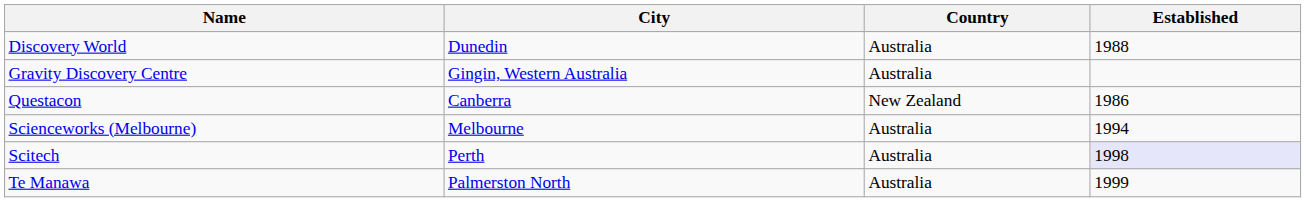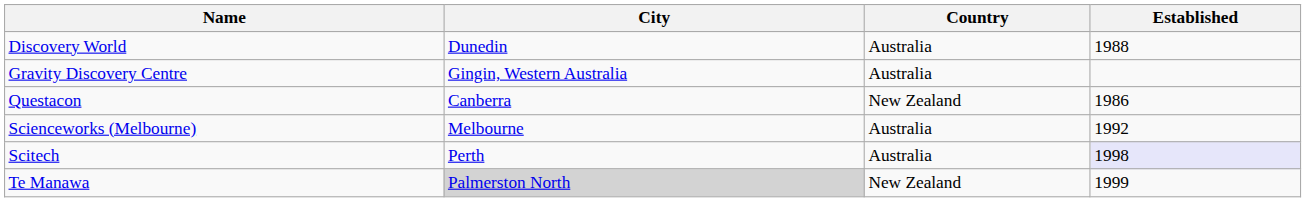(1112, 127) 1994 -> (1112, 127) 1992
(509, 182) no background -> (509, 182) lightgrey background
(900, 182) Australia -> (915, 182) New Zealand
